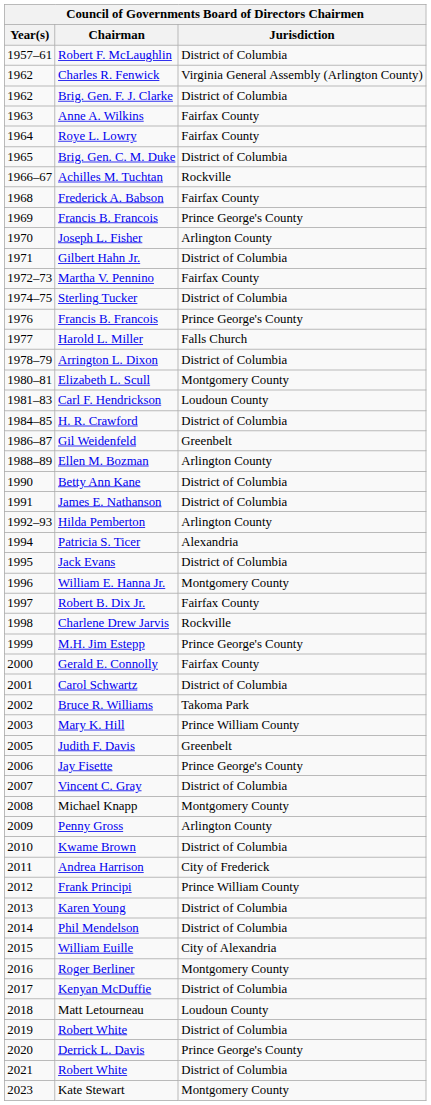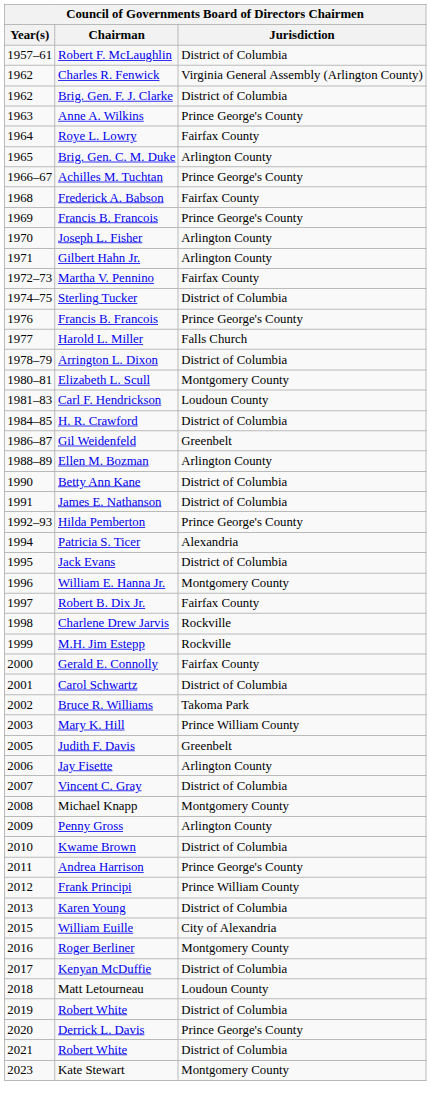(220, 116) Fairfax County -> (242, 116) Prince George's County
(234, 156) District of Columbia -> (227, 156) Arlington County
(206, 177) Rockville -> (242, 177) Prince George's County
(234, 258) District of Columbia -> (227, 258) Arlington County
(227, 522) Arlington County -> (242, 522) Prince George's County
(242, 643) Prince George's County -> (206, 643) Rockville
(242, 765) Prince George's County -> (227, 765) Arlington County
(225, 867) City of Frederick -> (242, 867) Prince George's County
- row: (20, 928)
